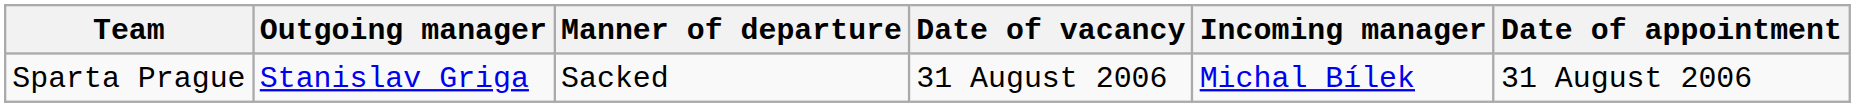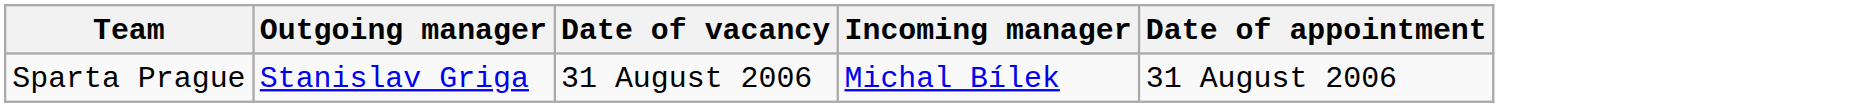- column: (732, 30)
